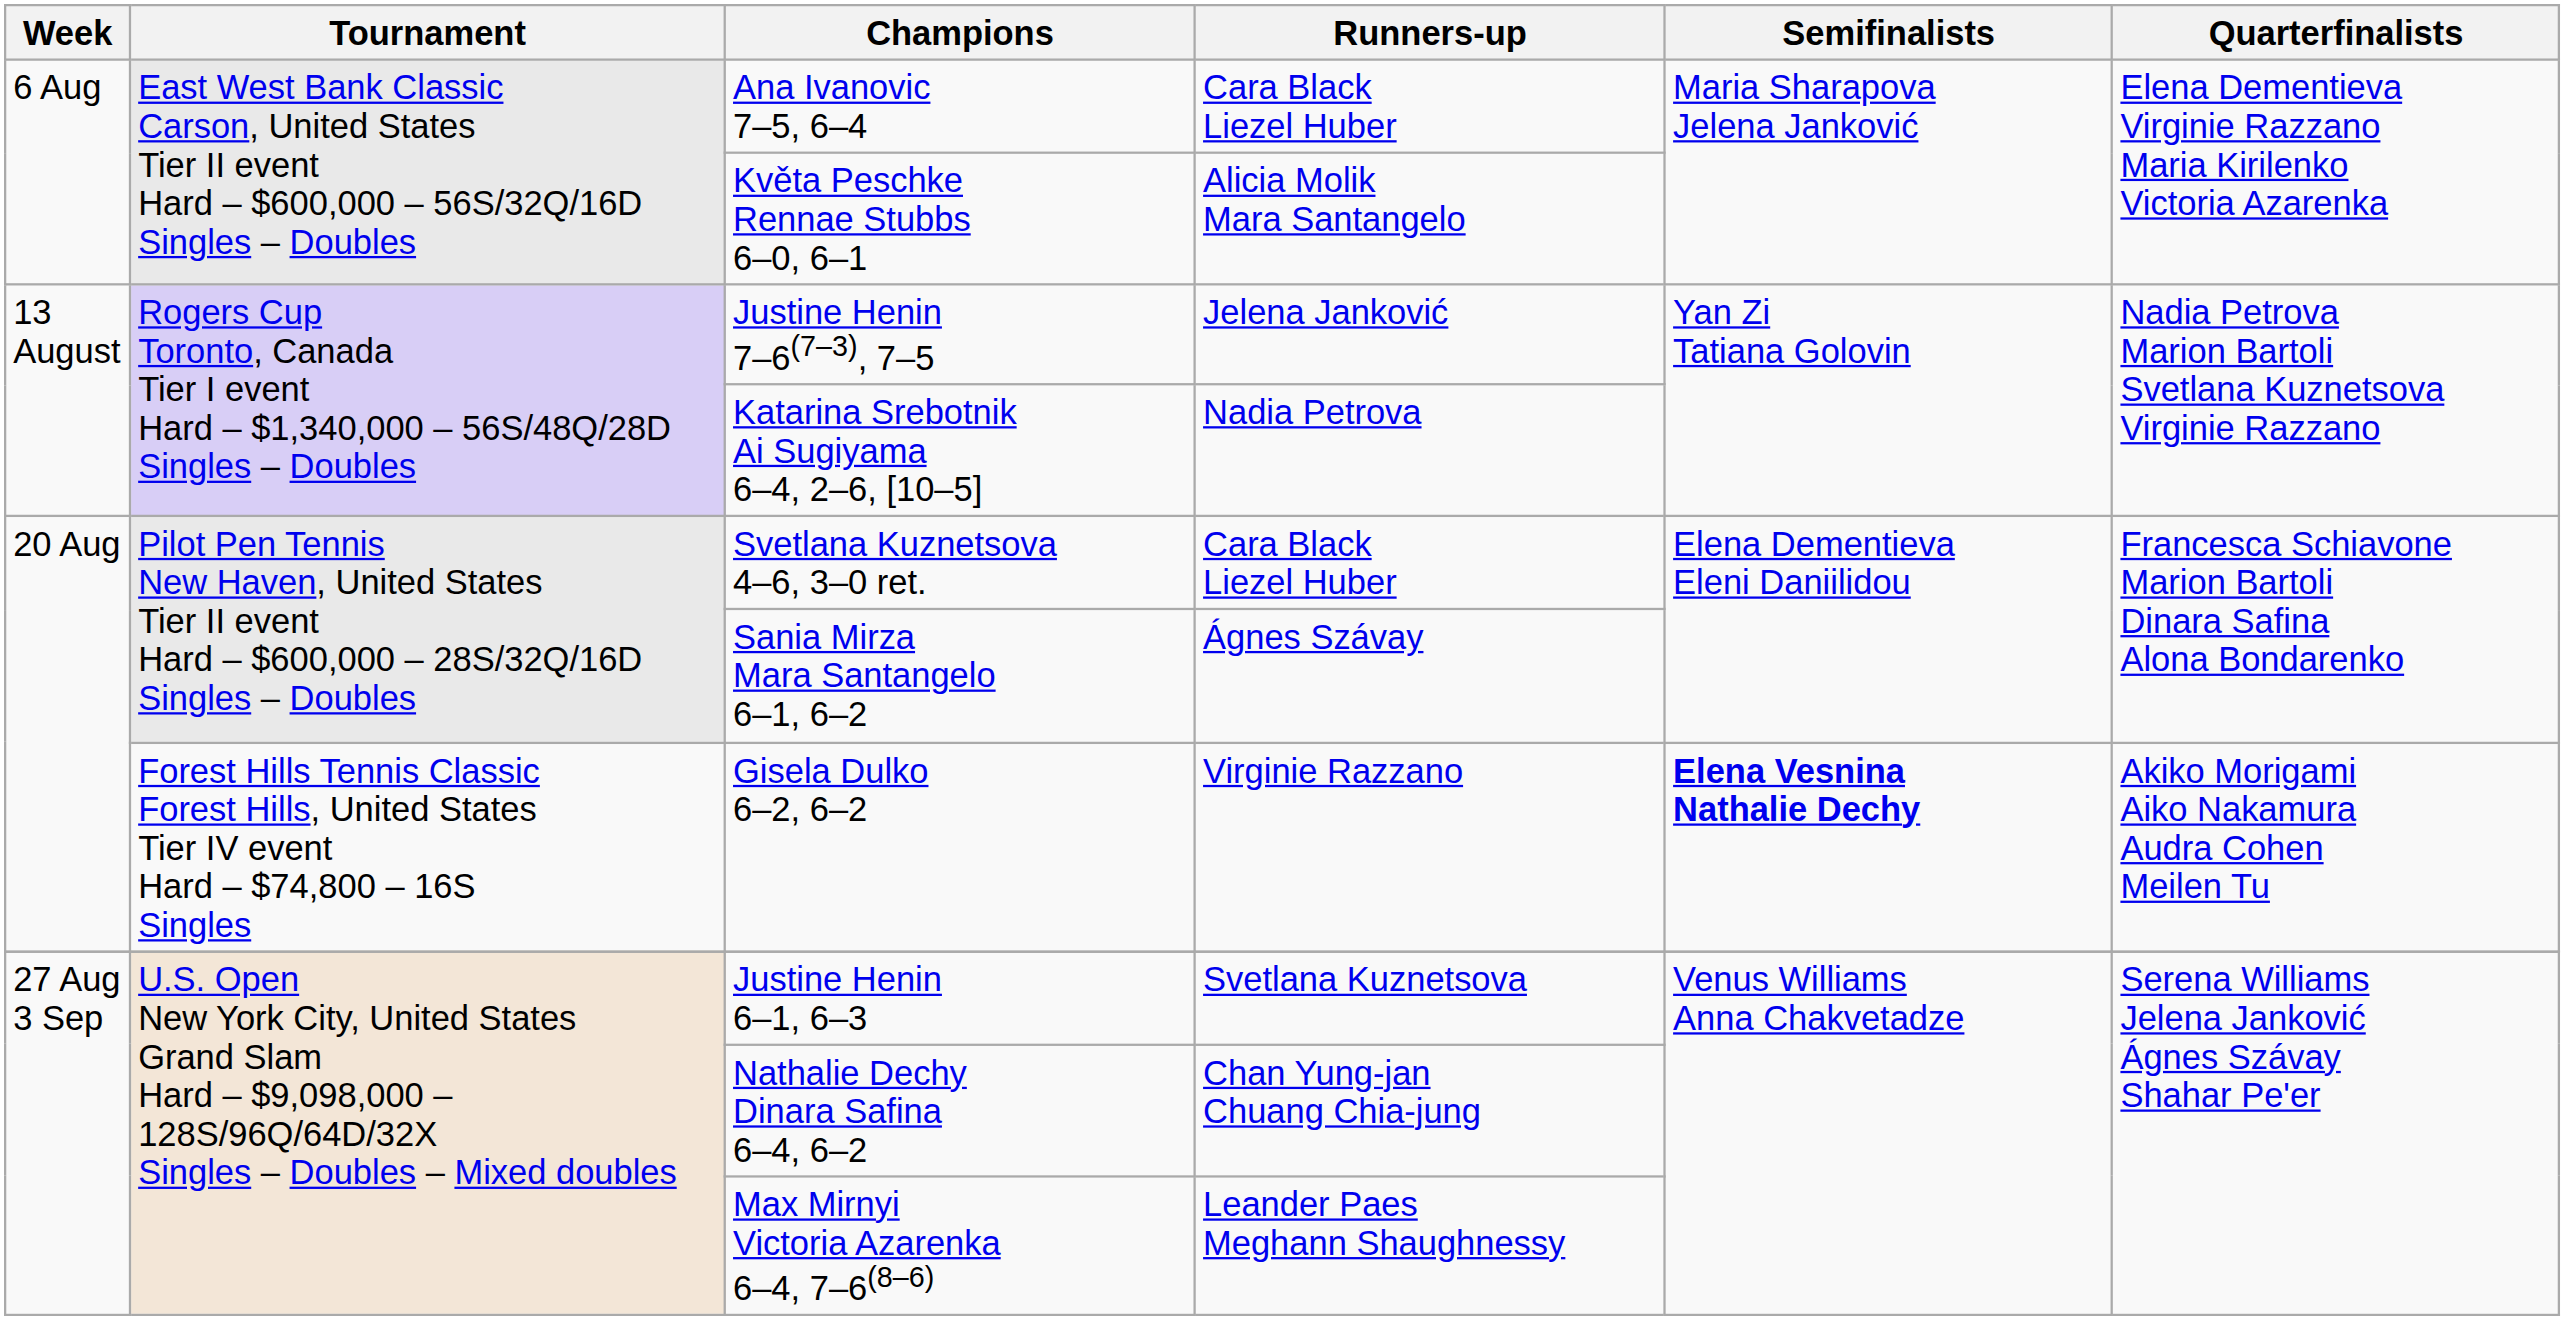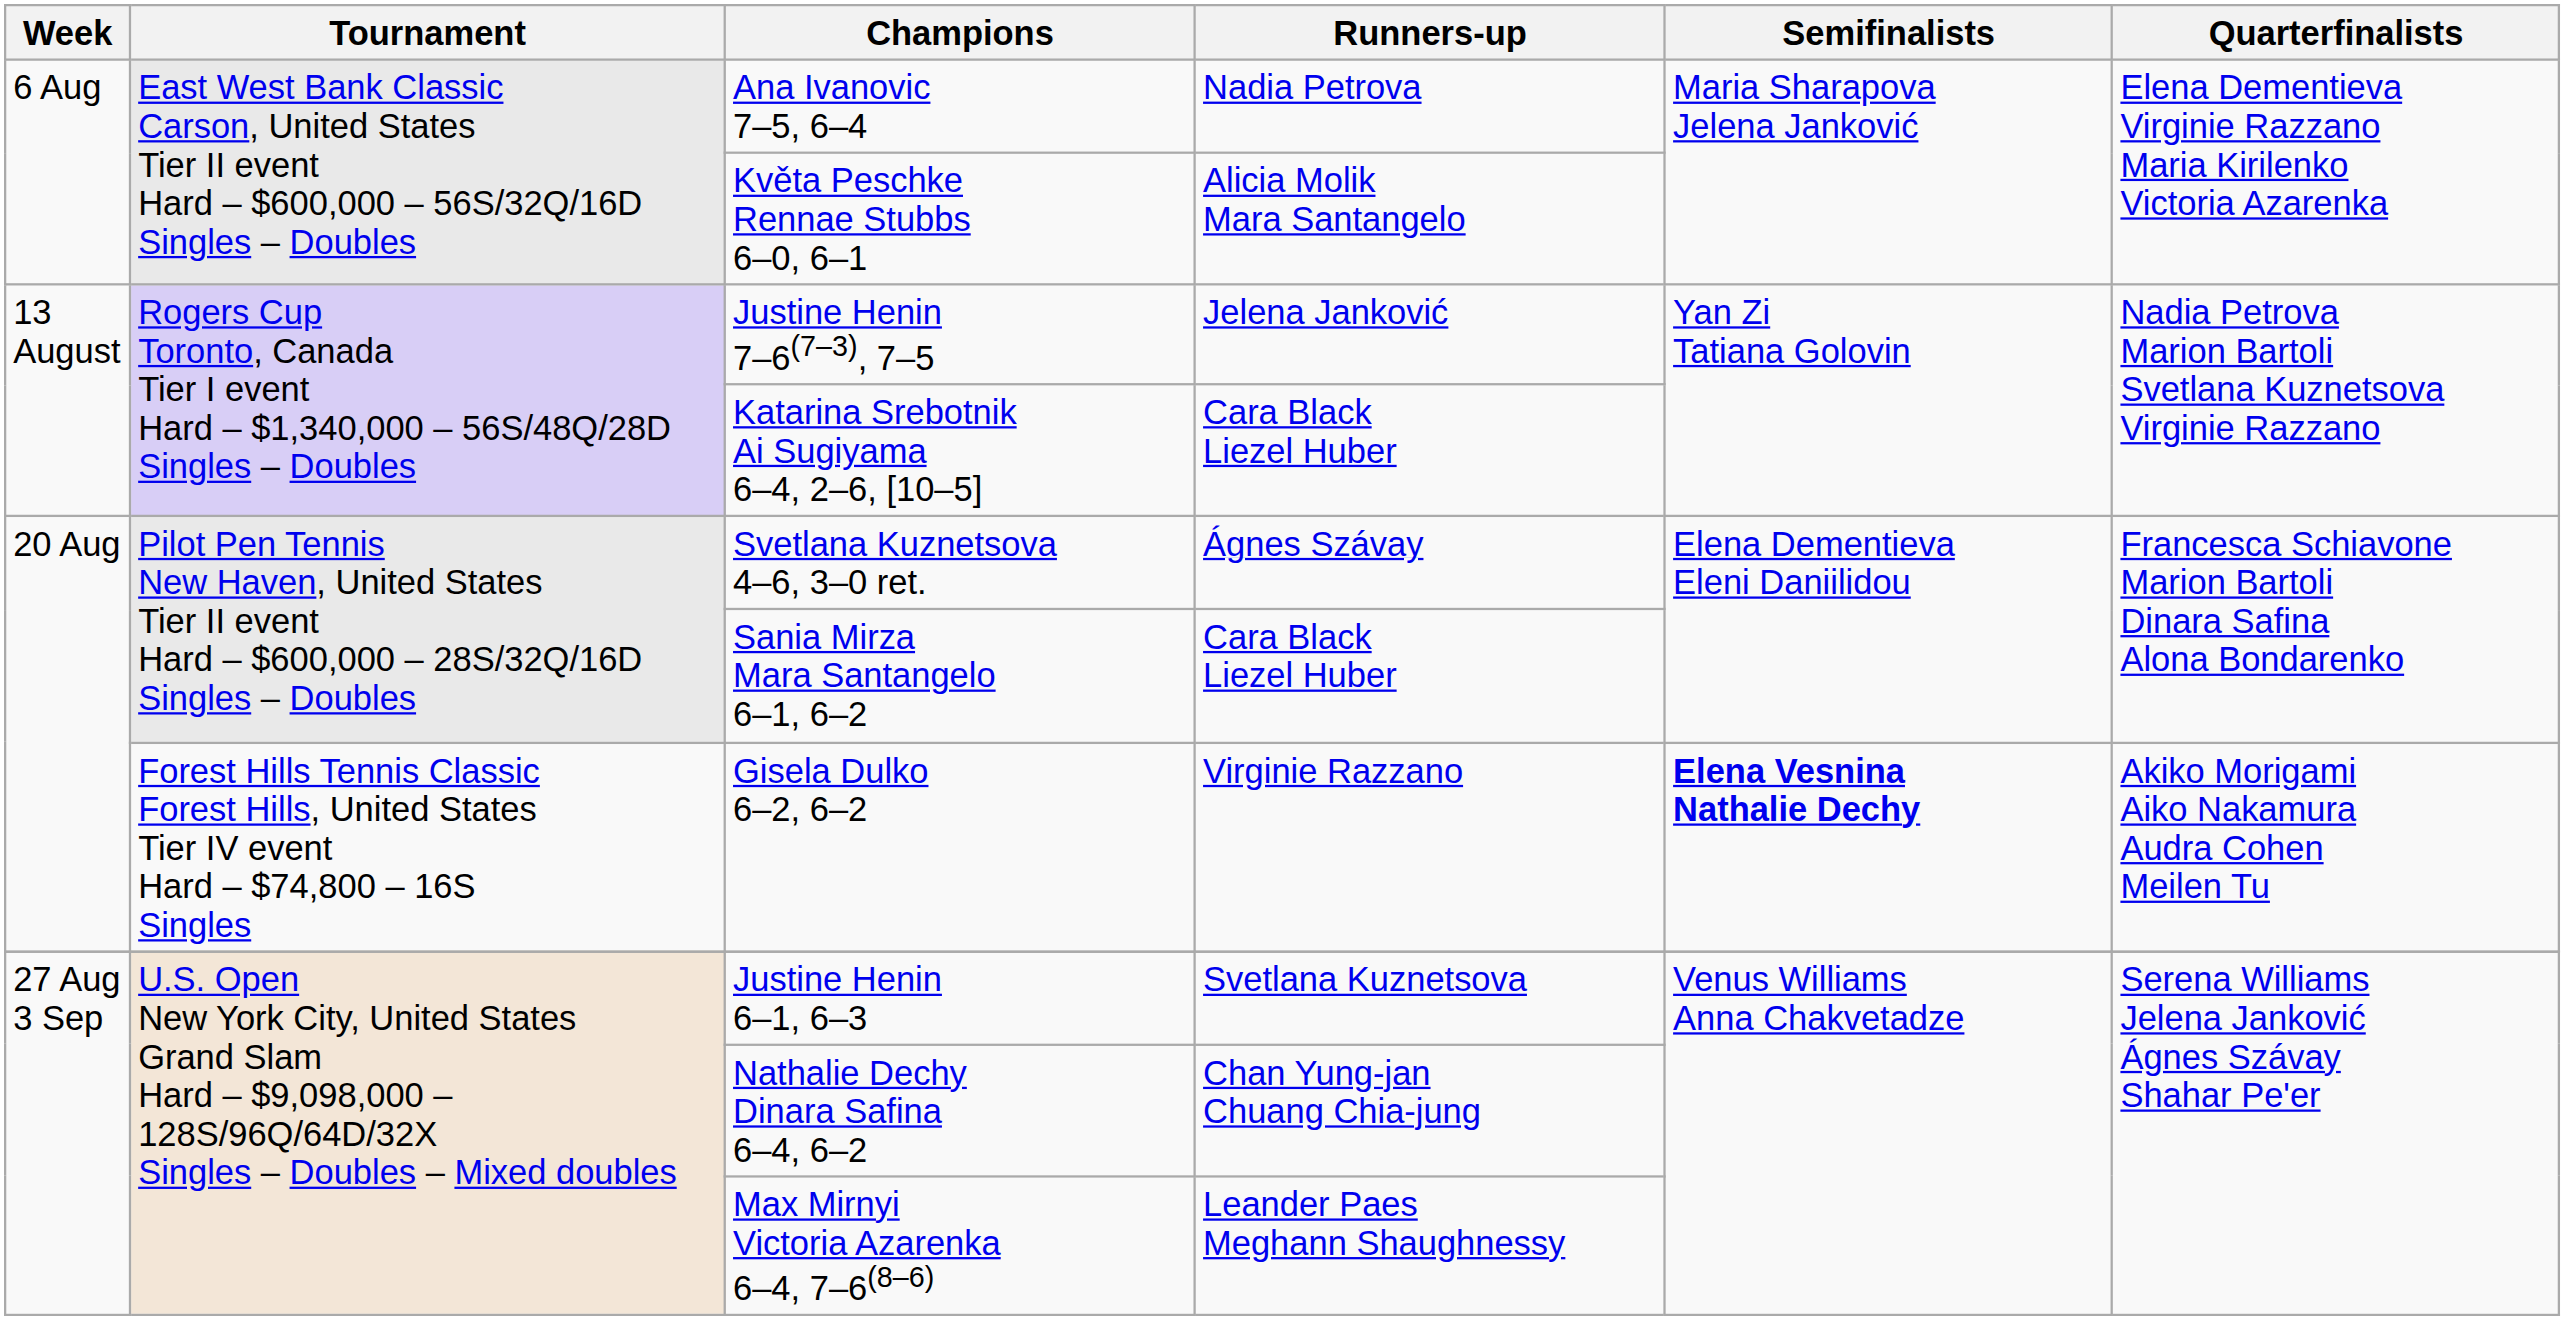(1300, 107) Cara Black Liezel Huber -> (1312, 87) Nadia Petrova
(1312, 412) Nadia Petrova -> (1300, 432) Cara Black Liezel Huber
(1300, 564) Cara Black Liezel Huber -> (1313, 544) Ágnes Szávay
(1313, 637) Ágnes Szávay -> (1300, 657) Cara Black Liezel Huber
